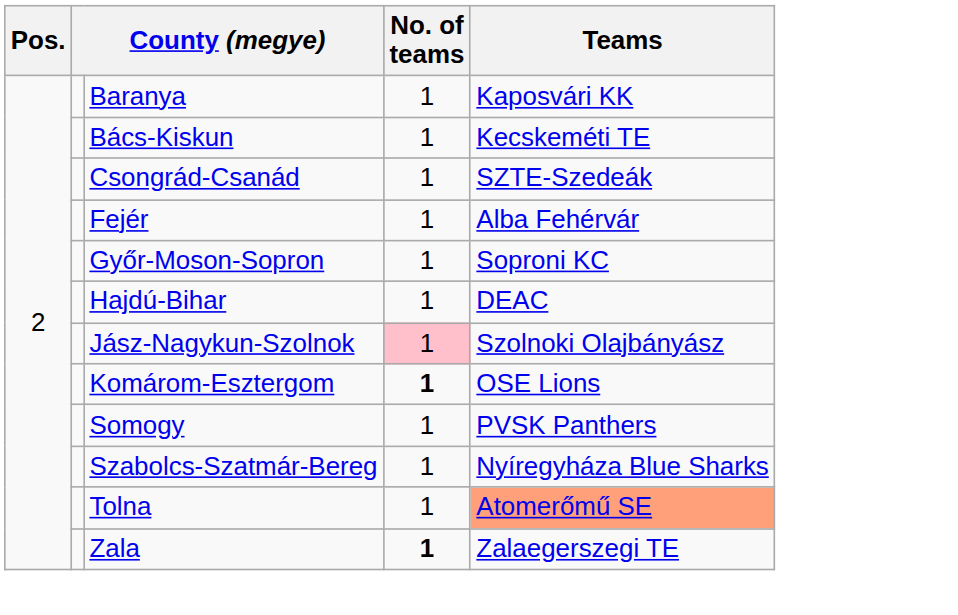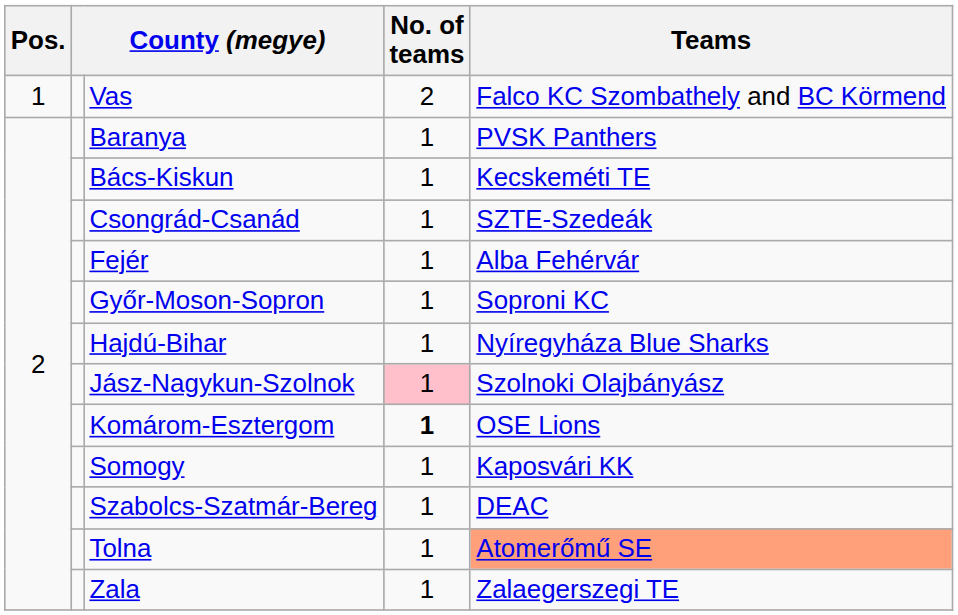+ row: (111, 96)
(555, 96) Kaposvári KK -> (566, 137) PVSK Panthers
(512, 301) DEAC -> (623, 342) Nyíregyháza Blue Sharks
(566, 425) PVSK Panthers -> (555, 466) Kaposvári KK
(623, 466) Nyíregyháza Blue Sharks -> (512, 507) DEAC
(427, 548) bold -> (427, 589) normal
